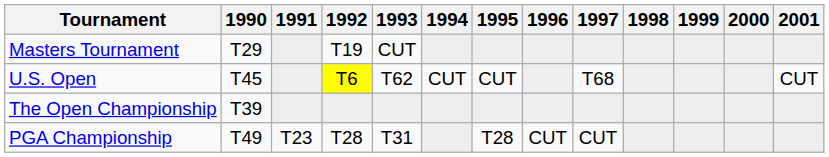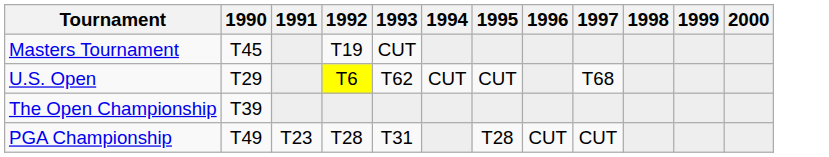- column: (799, 20)
(246, 49) T29 -> (246, 49) T45
(246, 79) T45 -> (246, 79) T29
